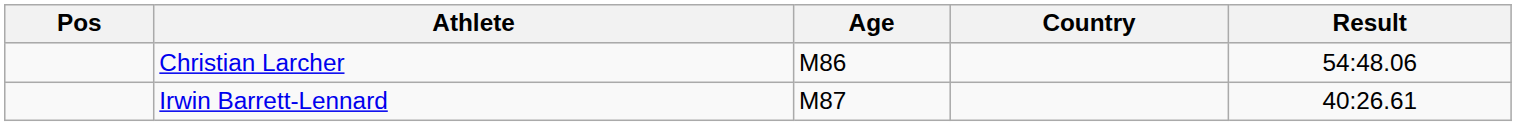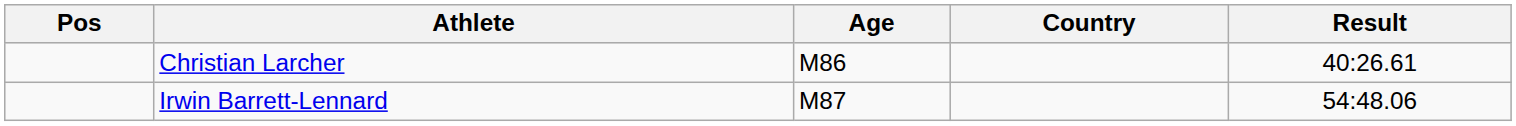(1370, 62) 54:48.06 -> (1370, 62) 40:26.61
(1370, 100) 40:26.61 -> (1370, 100) 54:48.06
